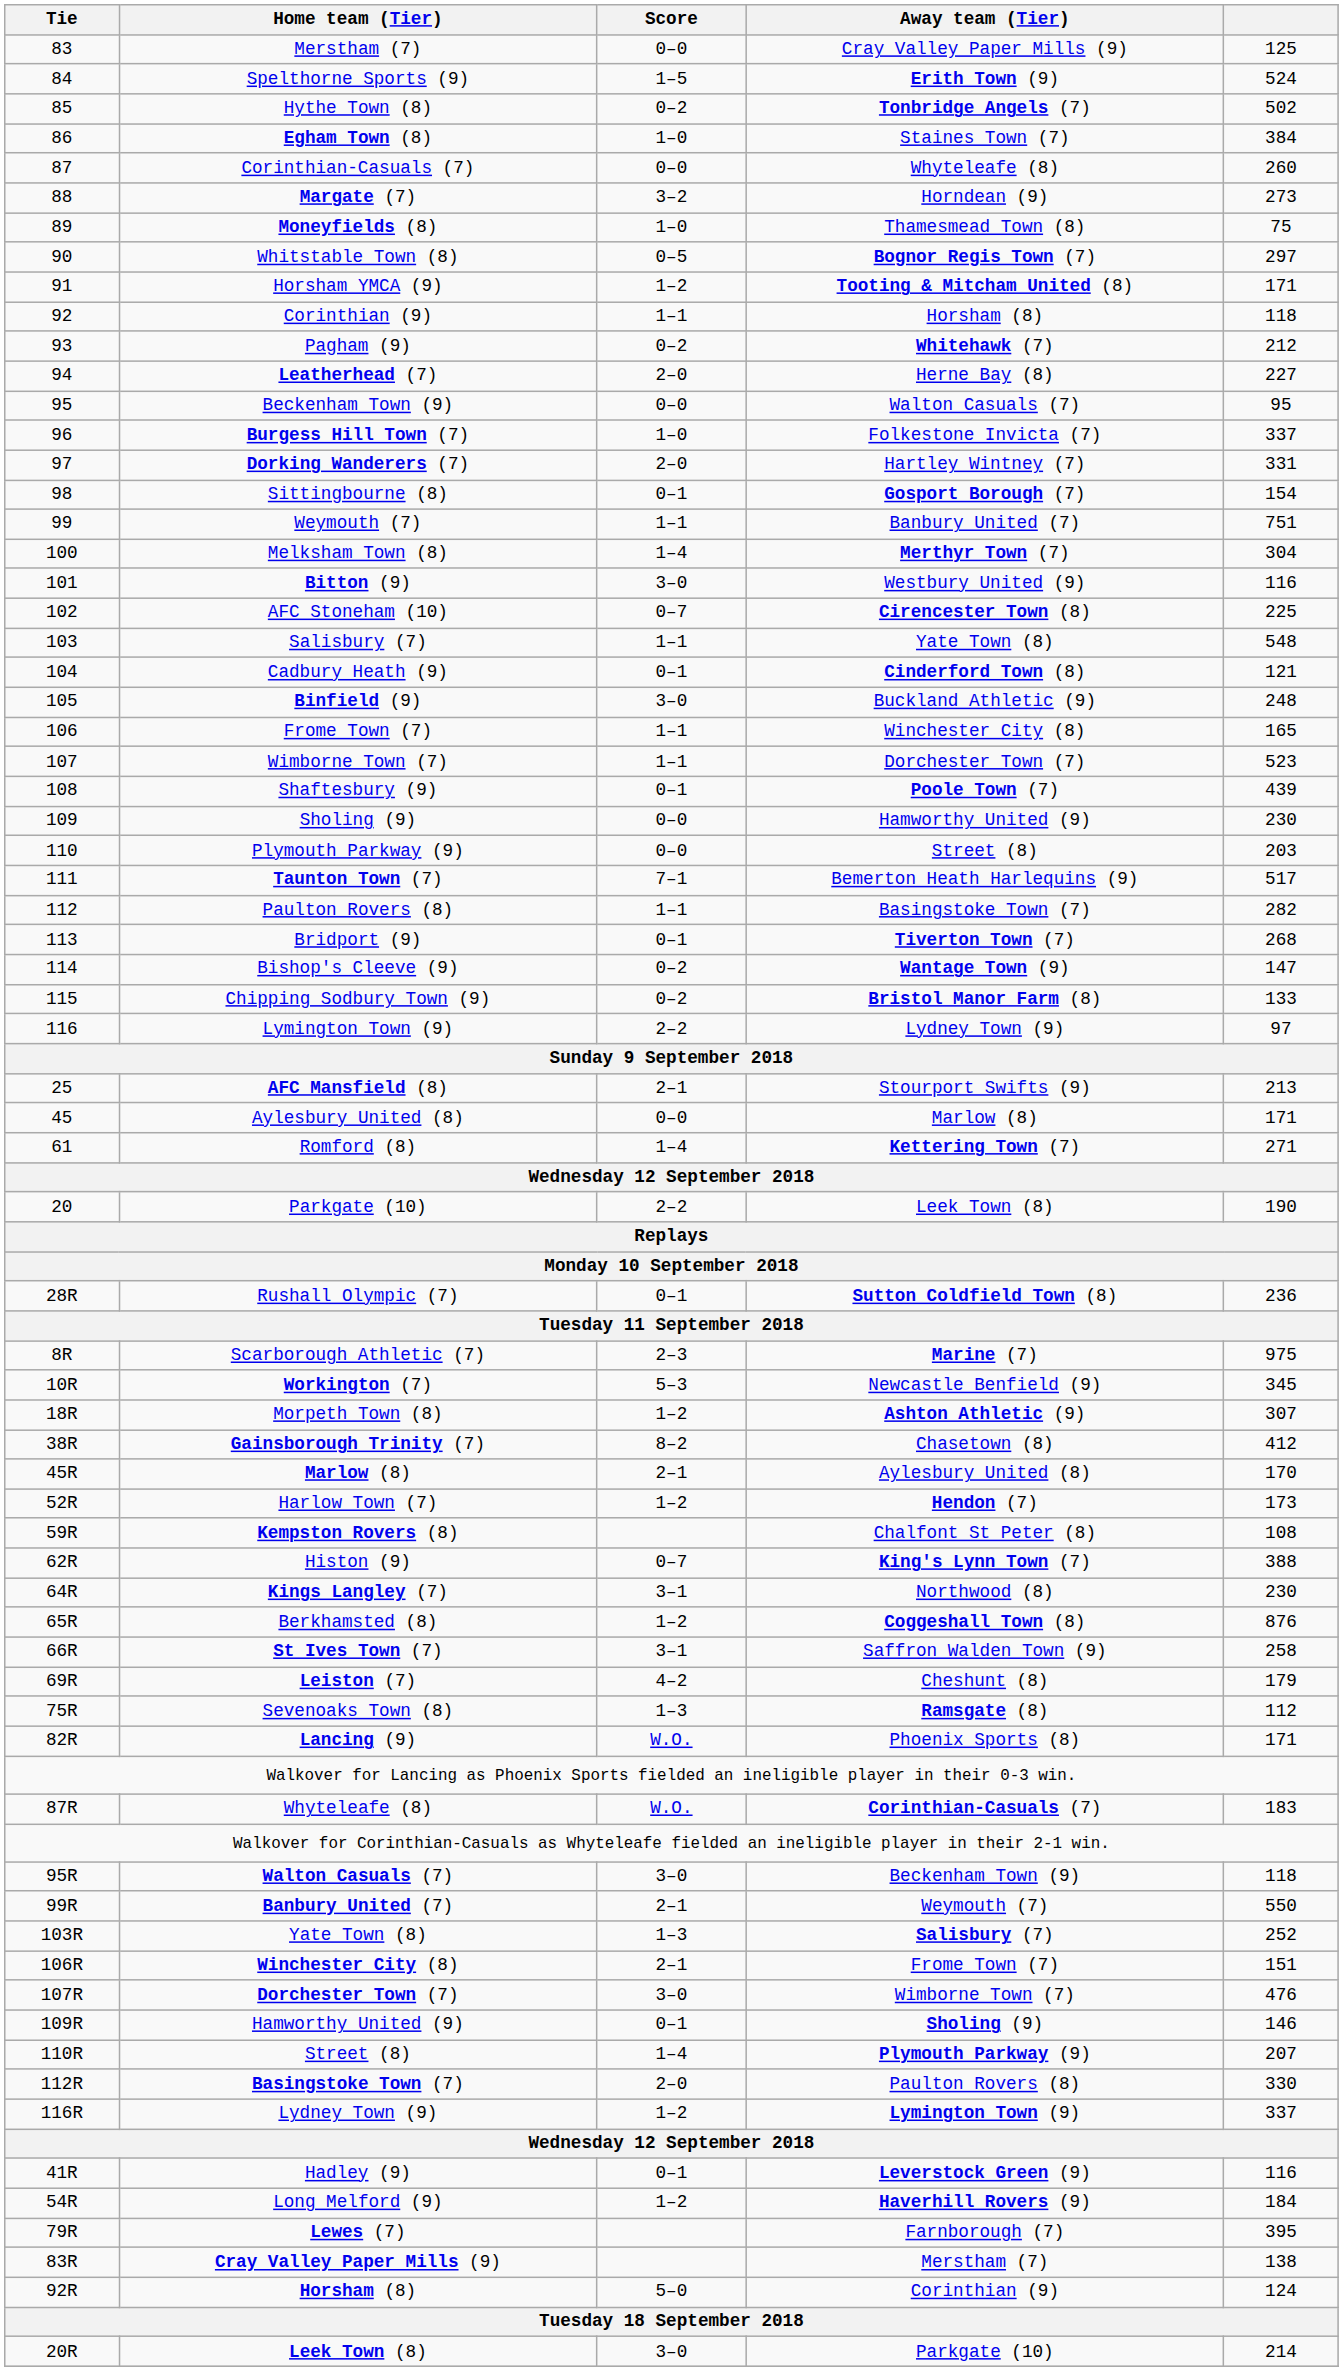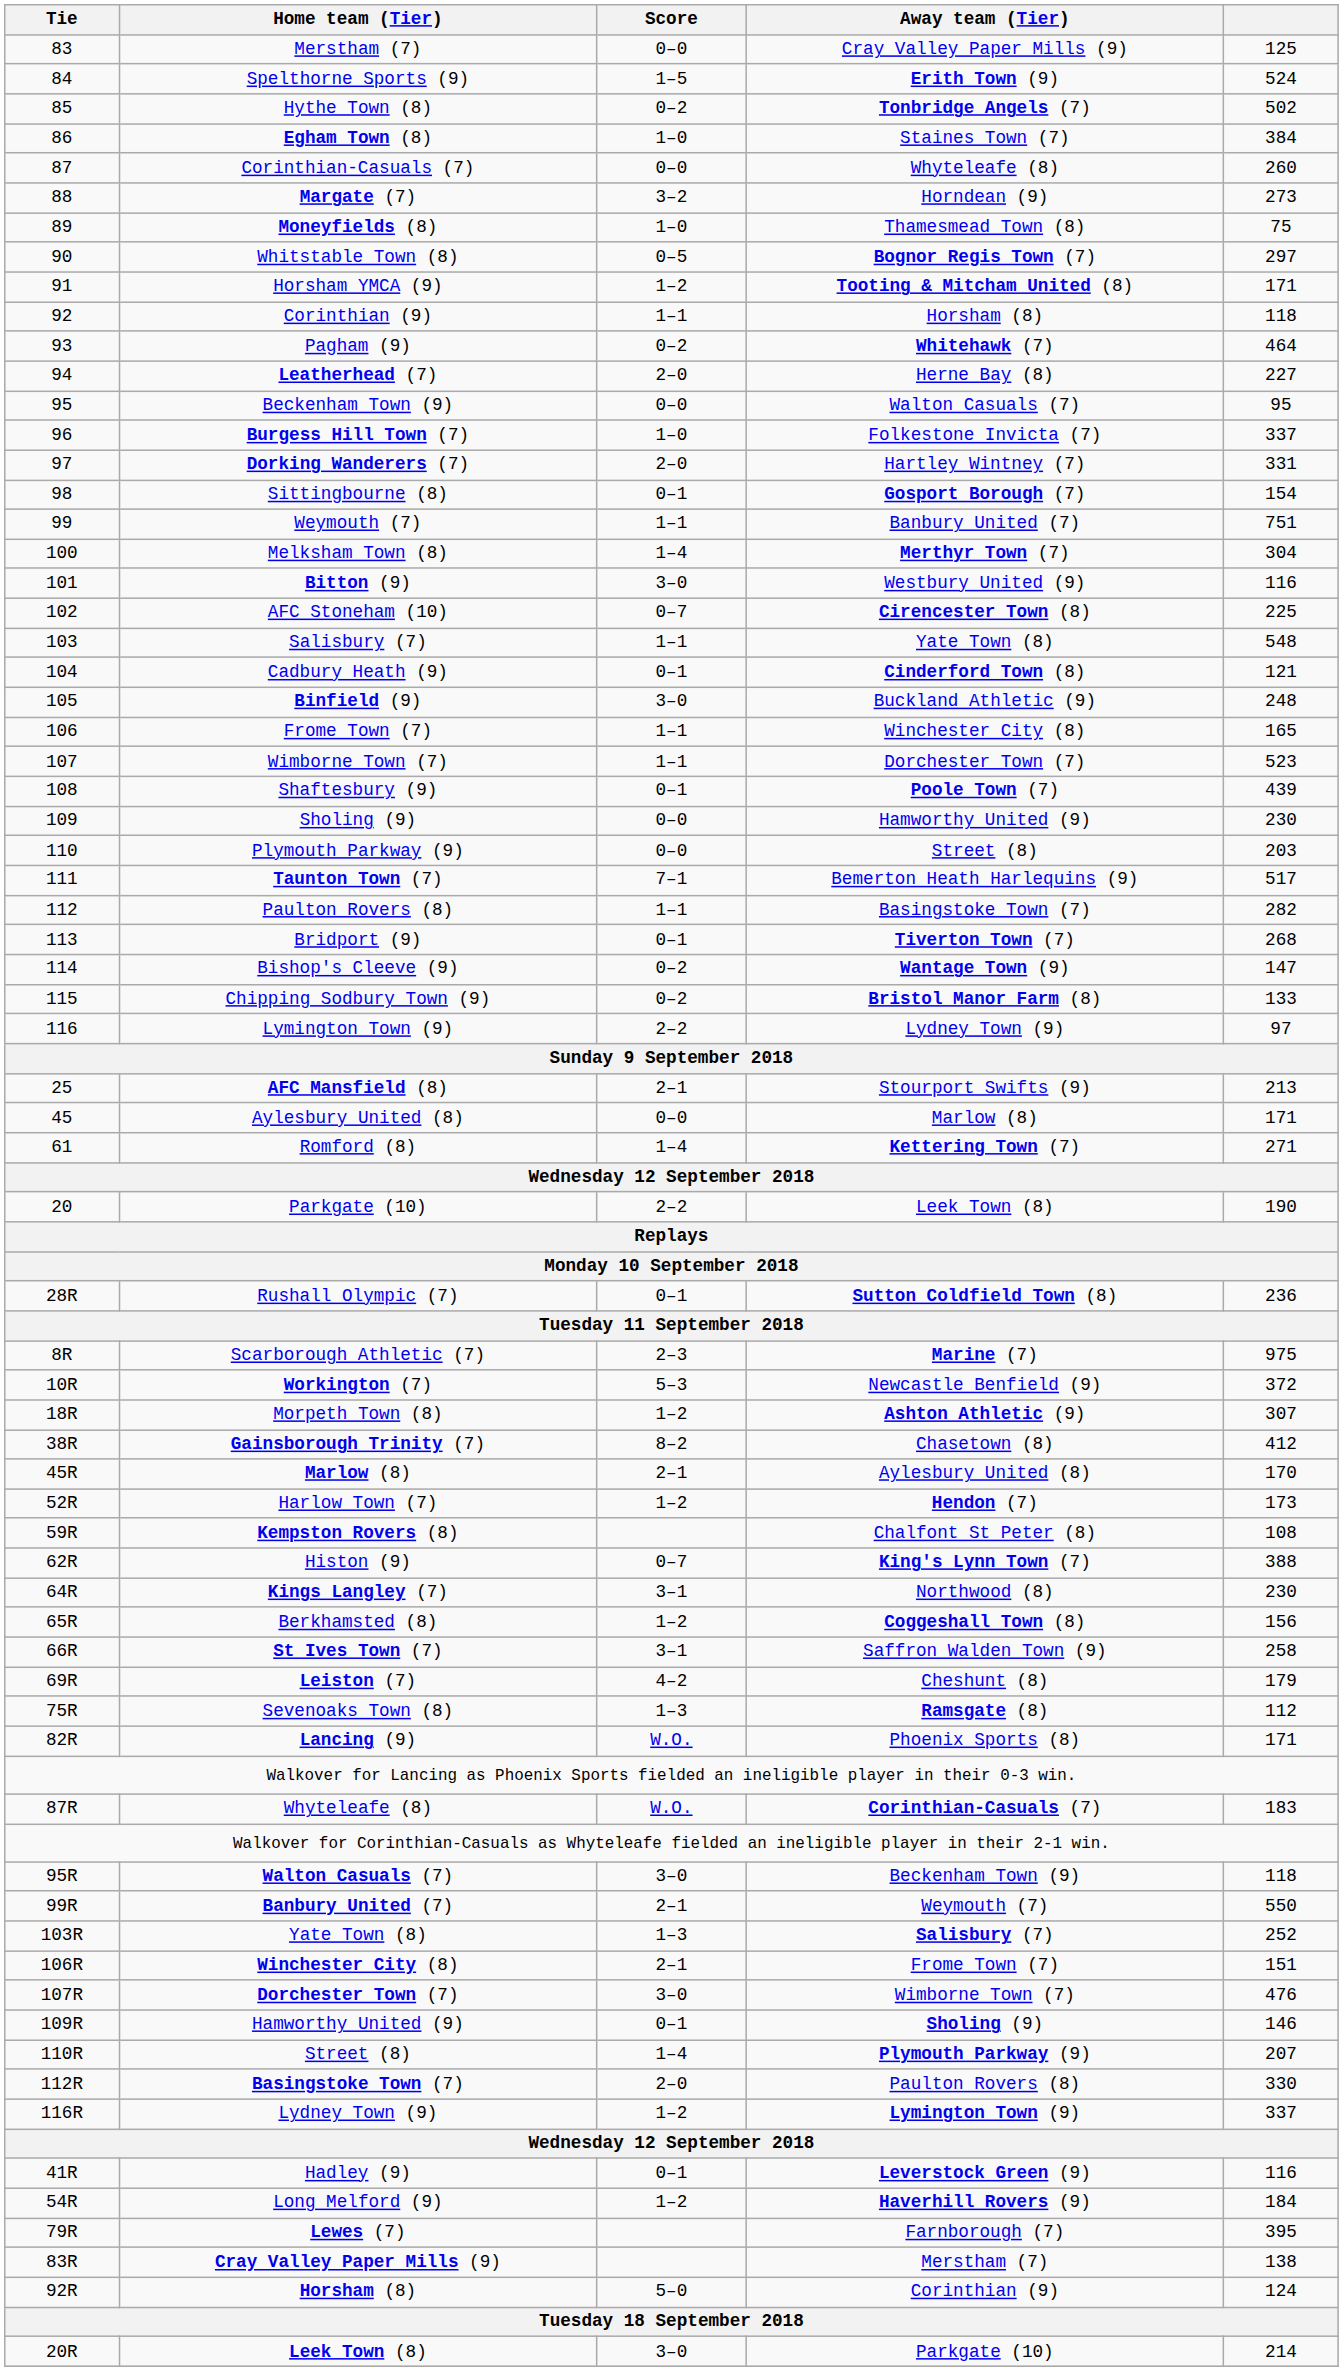(1281, 346) 212 -> (1281, 346) 464
(1281, 1385) 345 -> (1281, 1385) 372
(1281, 1622) 876 -> (1281, 1622) 156
